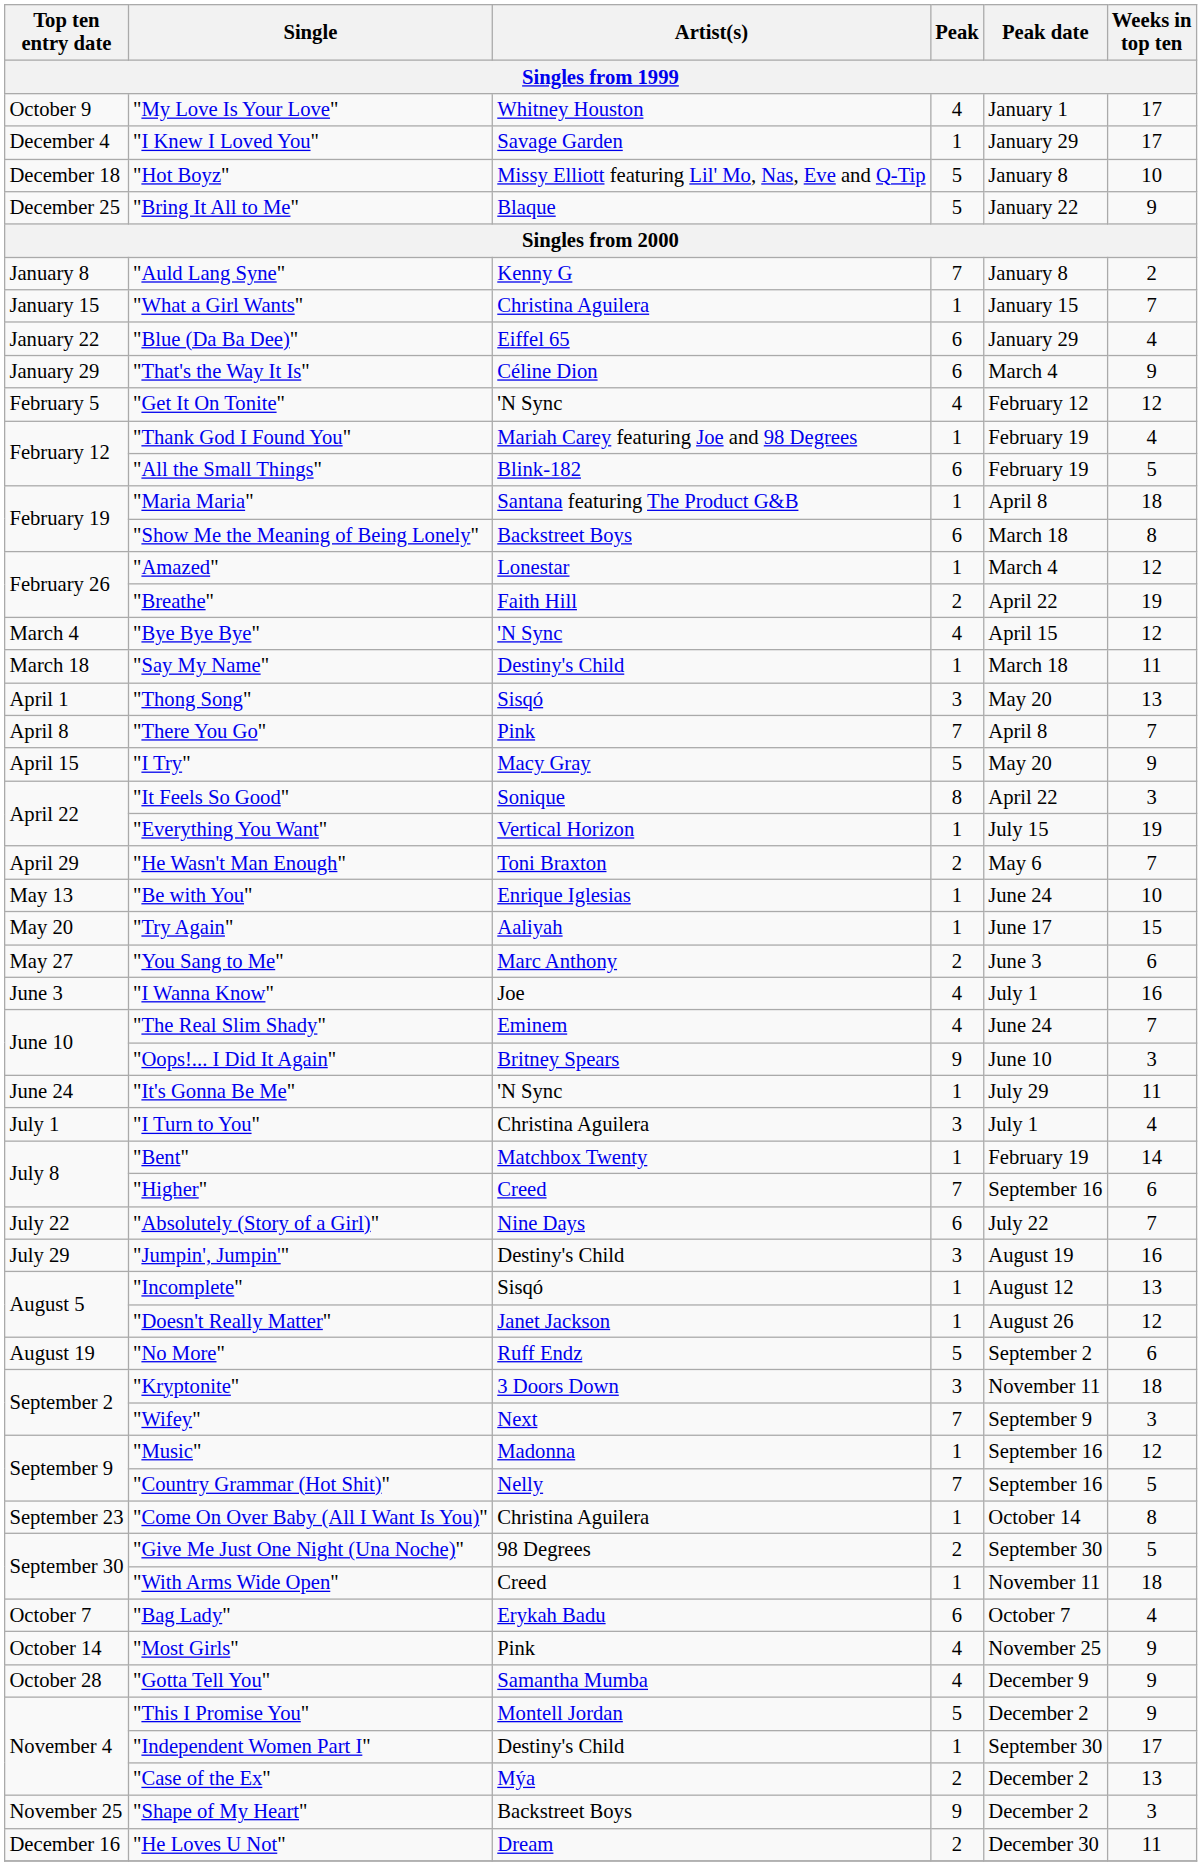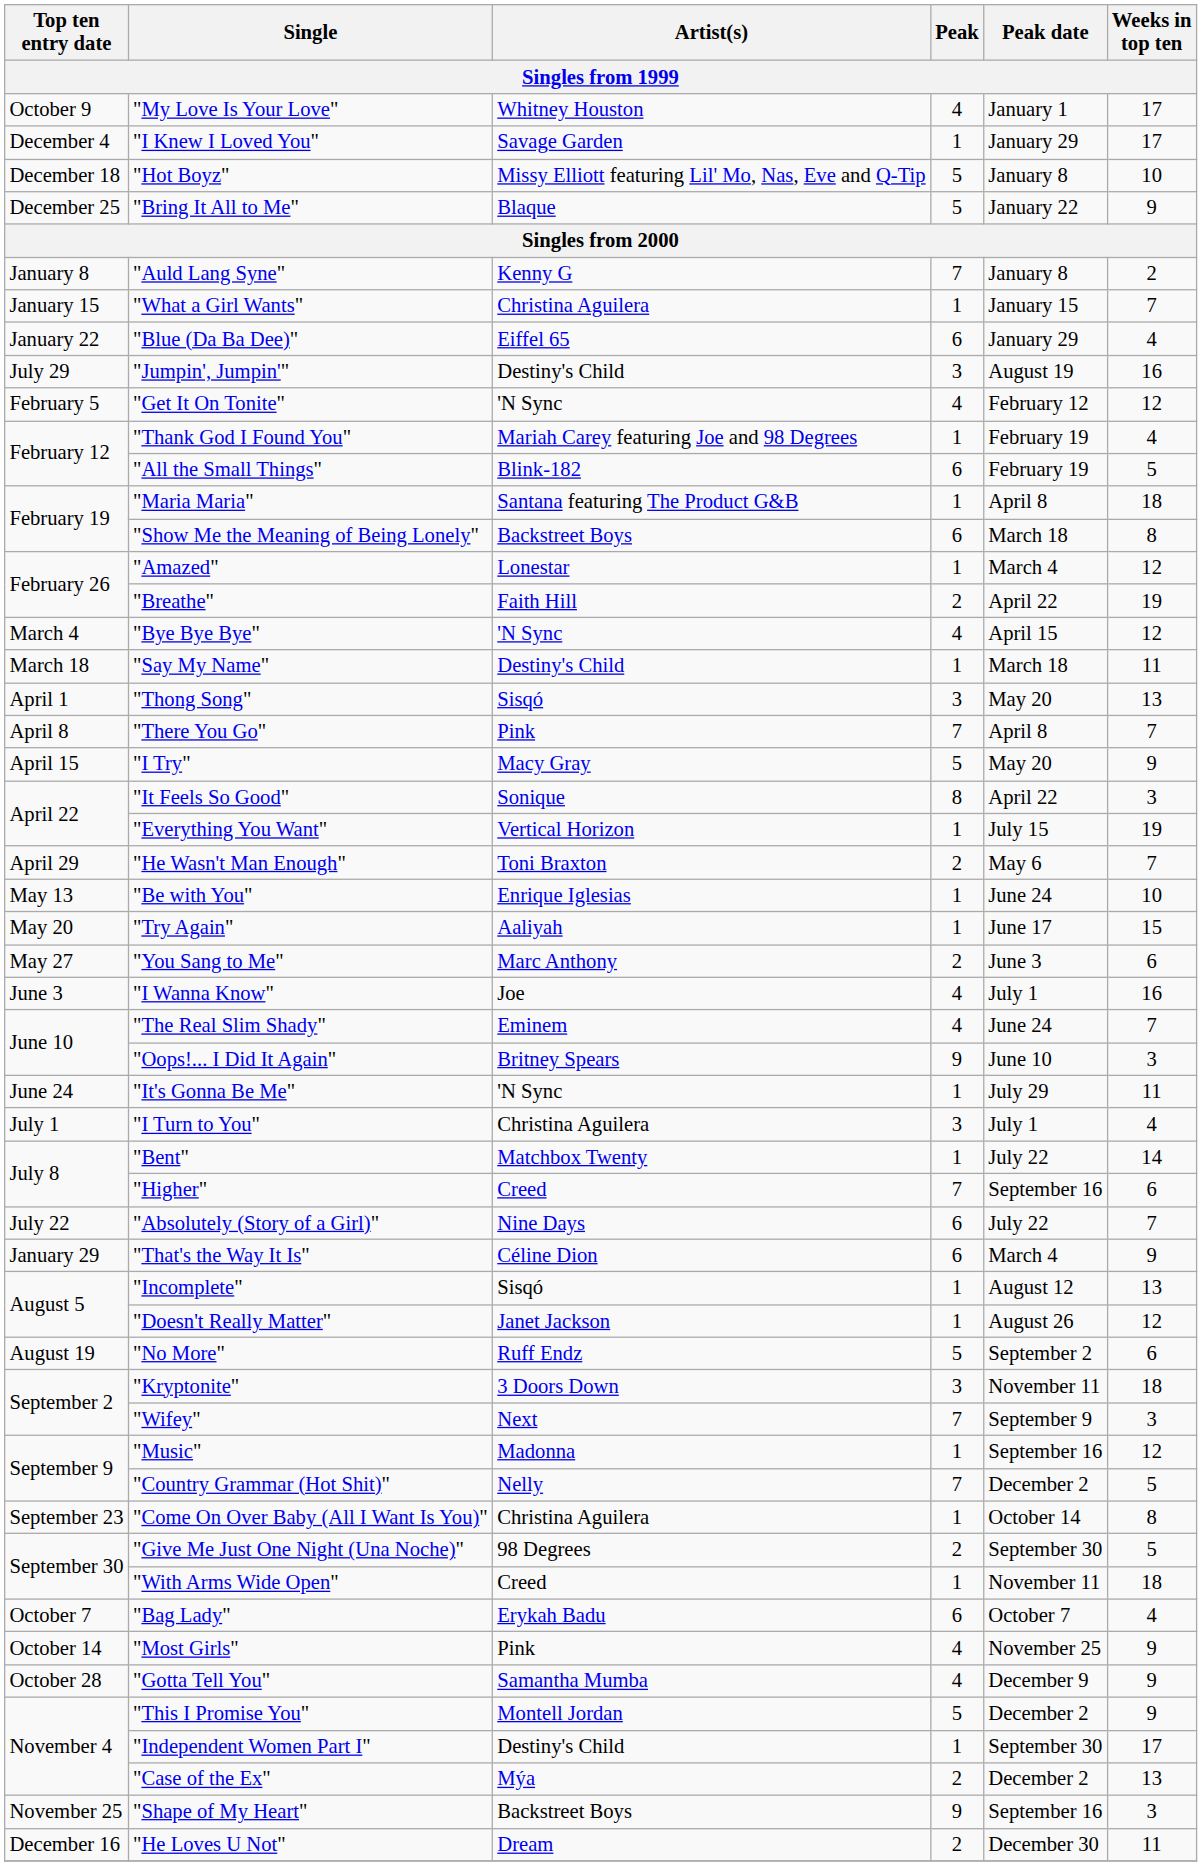rows swapped: (221, 371) <-> (211, 1255)
(1038, 1157) February 19 -> (1018, 1157) July 22
(1045, 1484) September 16 -> (1038, 1484) December 2
(1038, 1811) December 2 -> (1045, 1811) September 16
